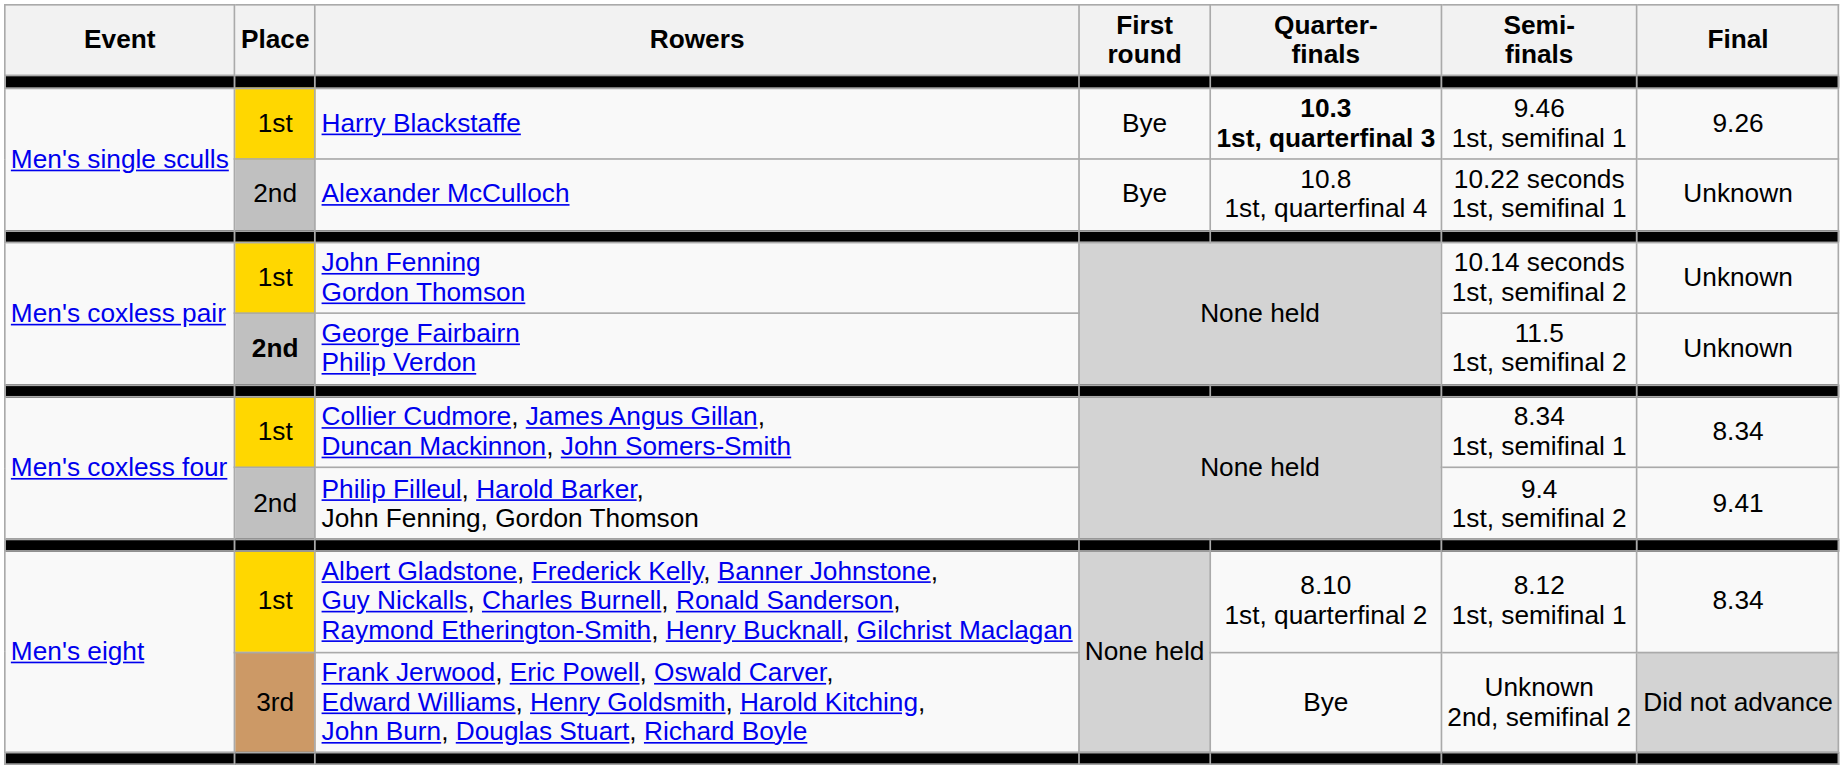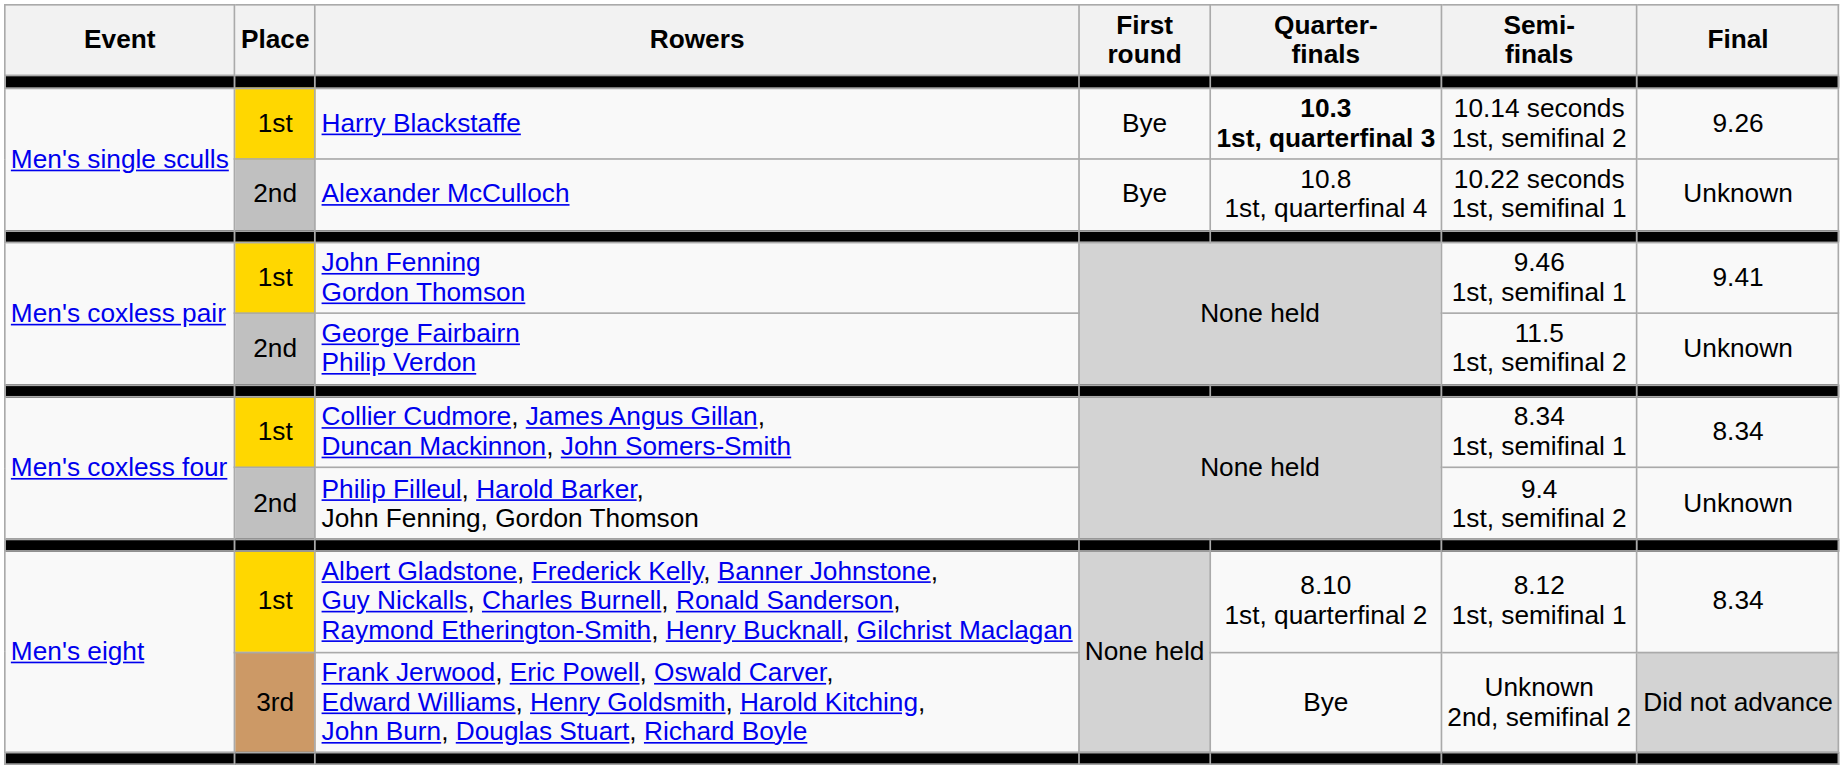(1539, 123) 9.46 1st, semifinal 1 -> (1539, 123) 10.14 seconds 1st, semifinal 2
(1539, 277) 10.14 seconds 1st, semifinal 2 -> (1539, 277) 9.46 1st, semifinal 1
(1738, 277) Unknown -> (1738, 277) 9.41
(275, 348) bold -> (275, 348) normal
(1738, 503) 9.41 -> (1738, 503) Unknown
